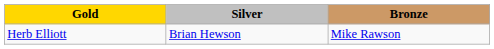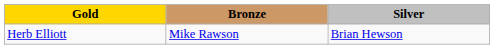columns swapped: (247, 14) <-> (409, 14)
